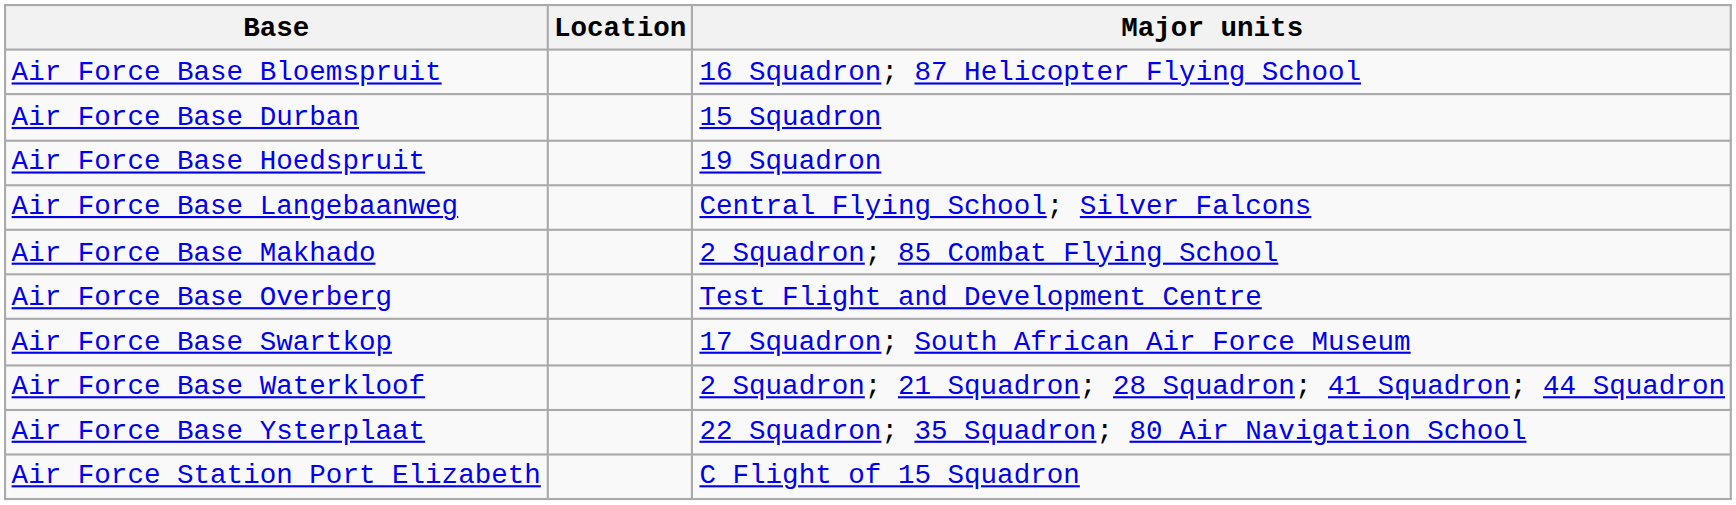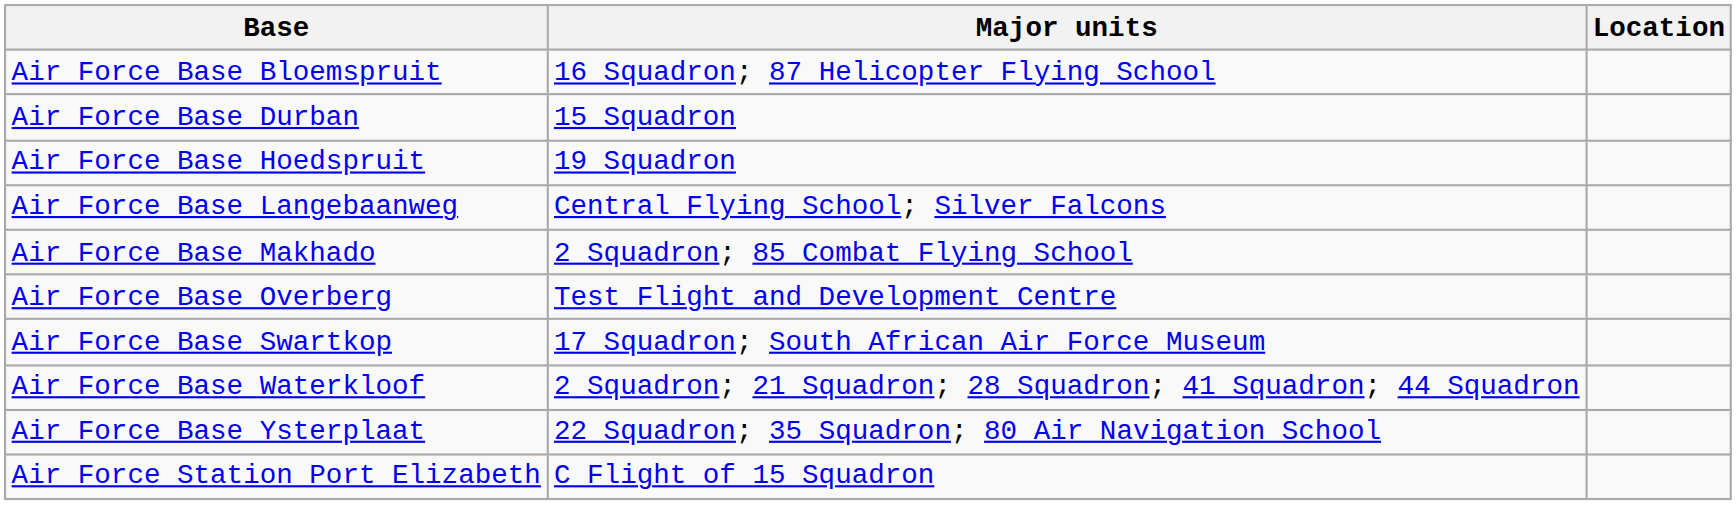columns swapped: (620, 28) <-> (1212, 28)
